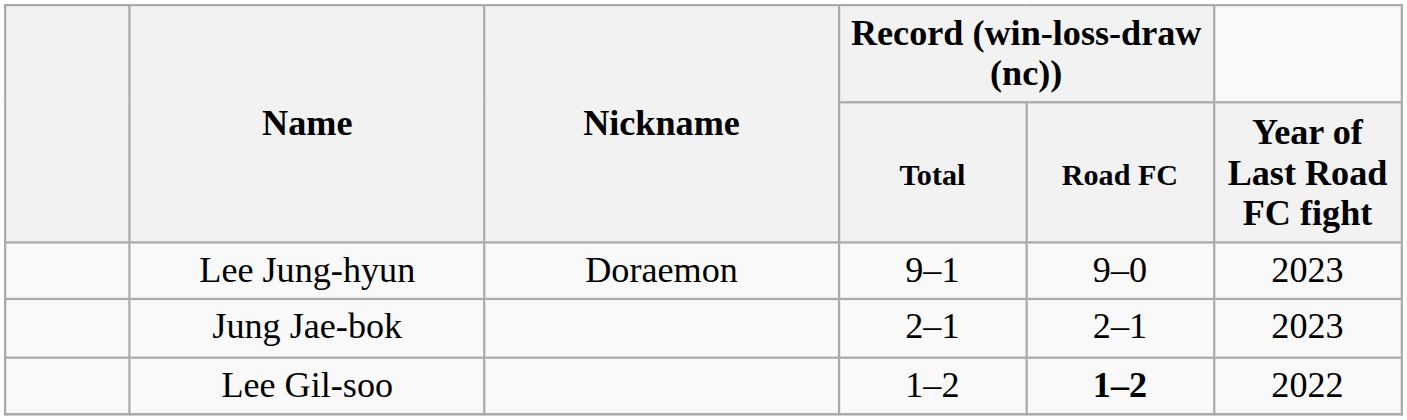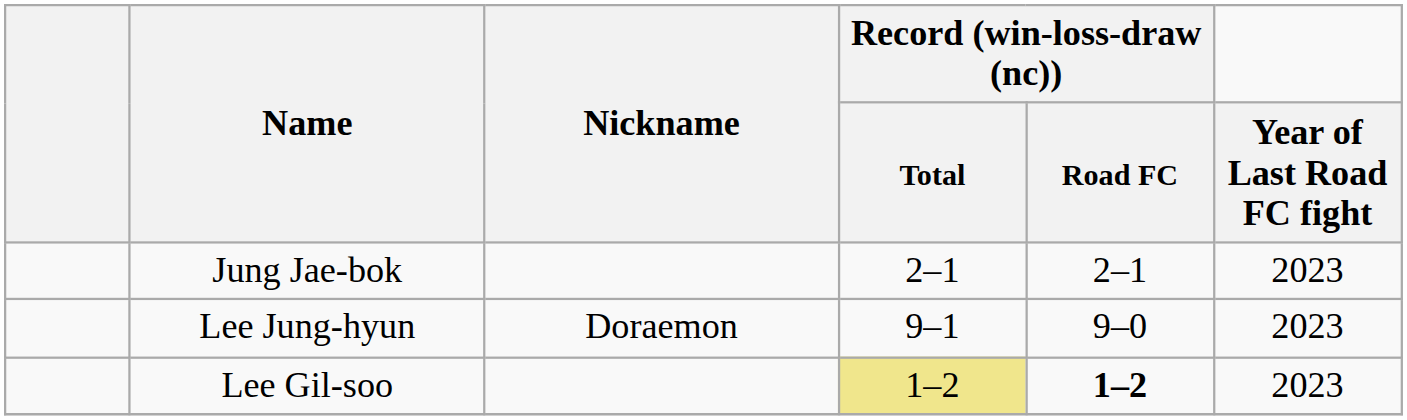rows swapped: (307, 269) <-> (307, 327)
(932, 384) no background -> (932, 384) khaki background
(1308, 384) 2022 -> (1308, 384) 2023
